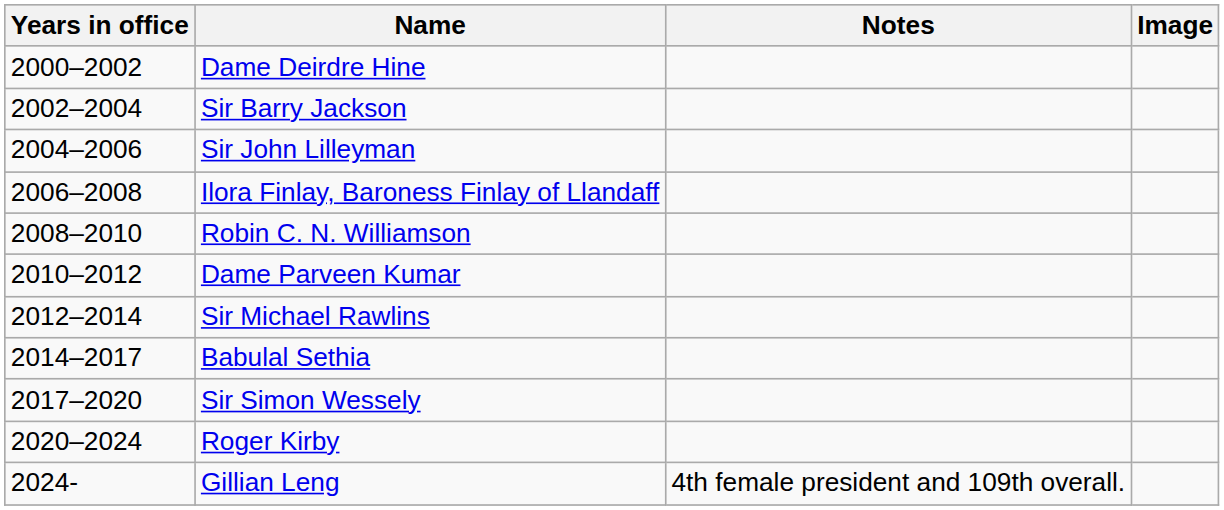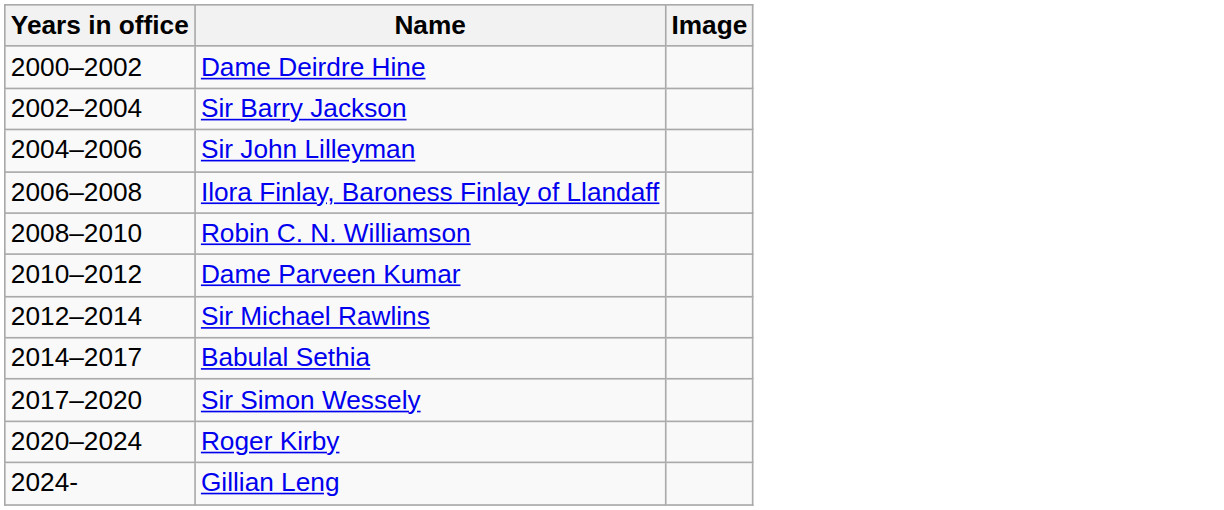- column: (898, 25)
